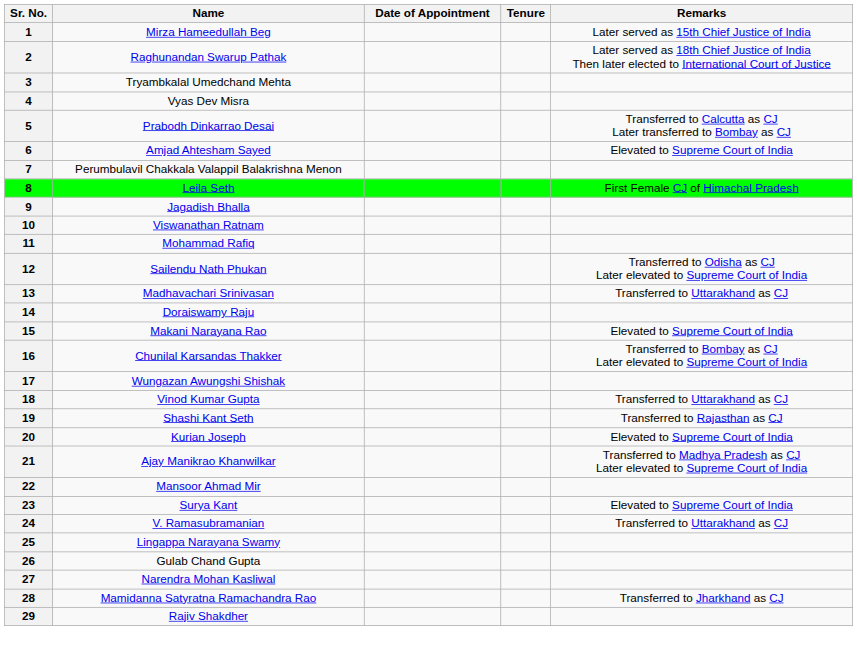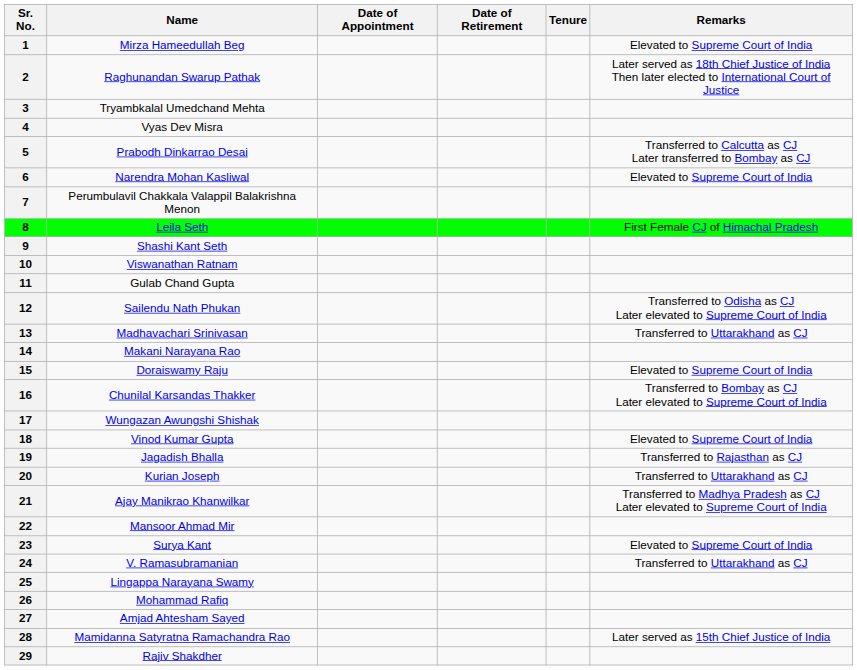+ column: (492, 20)
(702, 32) Later served as 15th Chief Justice of India -> (721, 45) Elevated to Supreme Court of India
(208, 151) Amjad Ahtesham Sayed -> (182, 177) Narendra Mohan Kasliwal
(208, 206) Jagadish Bhalla -> (182, 246) Shashi Kant Seth
(208, 243) Mohammad Rafiq -> (182, 283) Gulab Chand Gupta
(208, 312) Doraiswamy Raju -> (182, 351) Makani Narayana Rao
(208, 331) Makani Narayana Rao -> (182, 370) Doraiswamy Raju
(702, 399) Transferred to Uttarakhand as CJ -> (721, 439) Elevated to Supreme Court of India
(208, 418) Shashi Kant Seth -> (182, 457) Jagadish Bhalla
(702, 436) Elevated to Supreme Court of India -> (721, 476) Transferred to Uttarakhand as CJ
(208, 561) Gulab Chand Gupta -> (182, 600) Mohammad Rafiq
(208, 579) Narendra Mohan Kasliwal -> (182, 619) Amjad Ahtesham Sayed
(702, 598) Transferred to Jharkhand as CJ -> (721, 637) Later served as 15th Chief Justice of India
